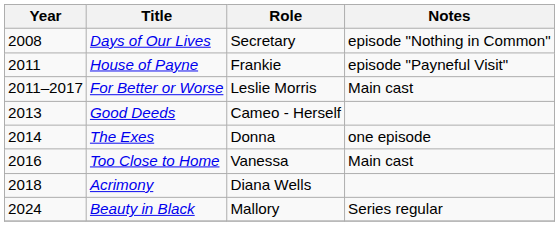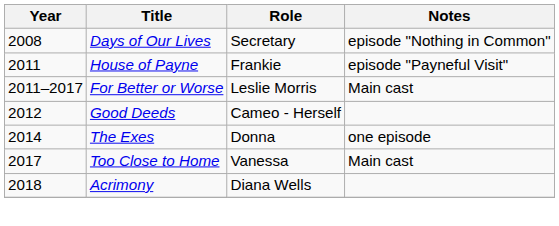(25, 112) 2013 -> (25, 112) 2012
(25, 161) 2016 -> (25, 161) 2017
- row: (142, 209)
